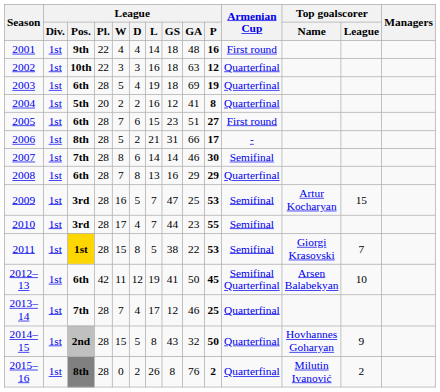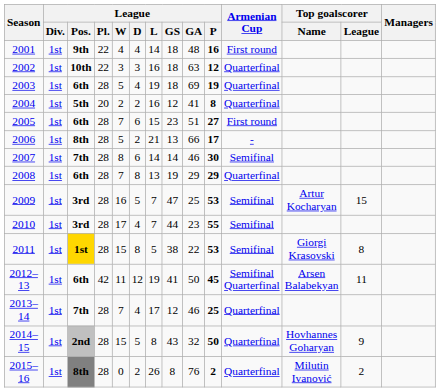(172, 139) 31 -> (172, 139) 13
(172, 175) 16 -> (172, 175) 19
(361, 248) 7 -> (361, 248) 8
(361, 279) 10 -> (361, 279) 11
